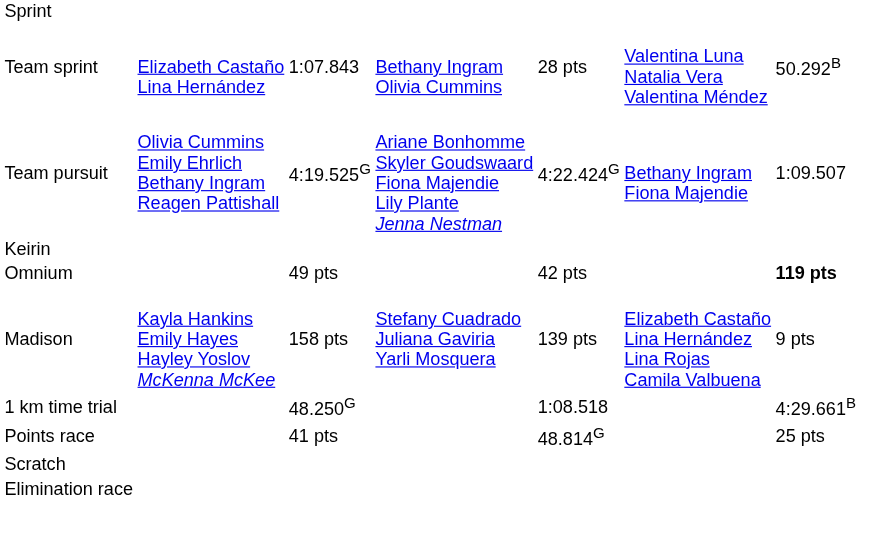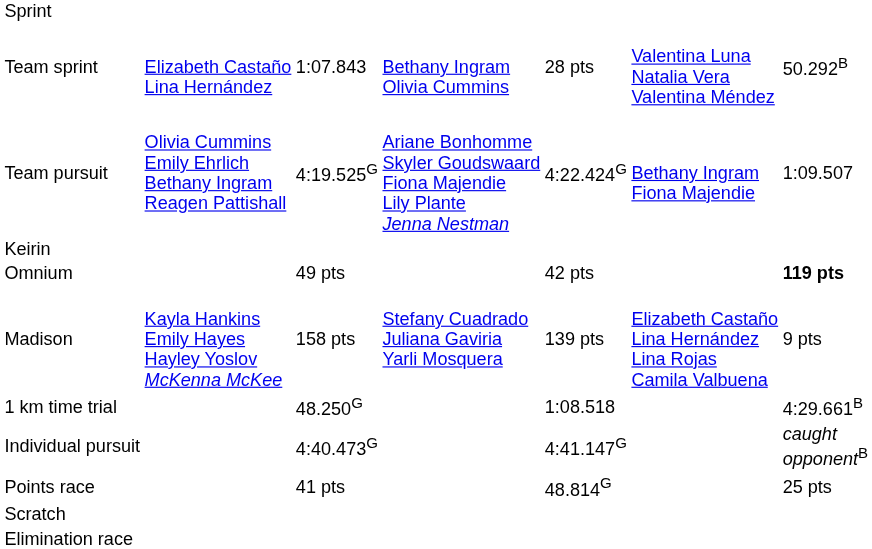+ row: (72, 447)
